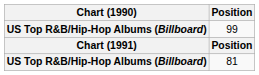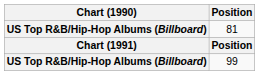rows swapped: (232, 29) <-> (232, 62)
